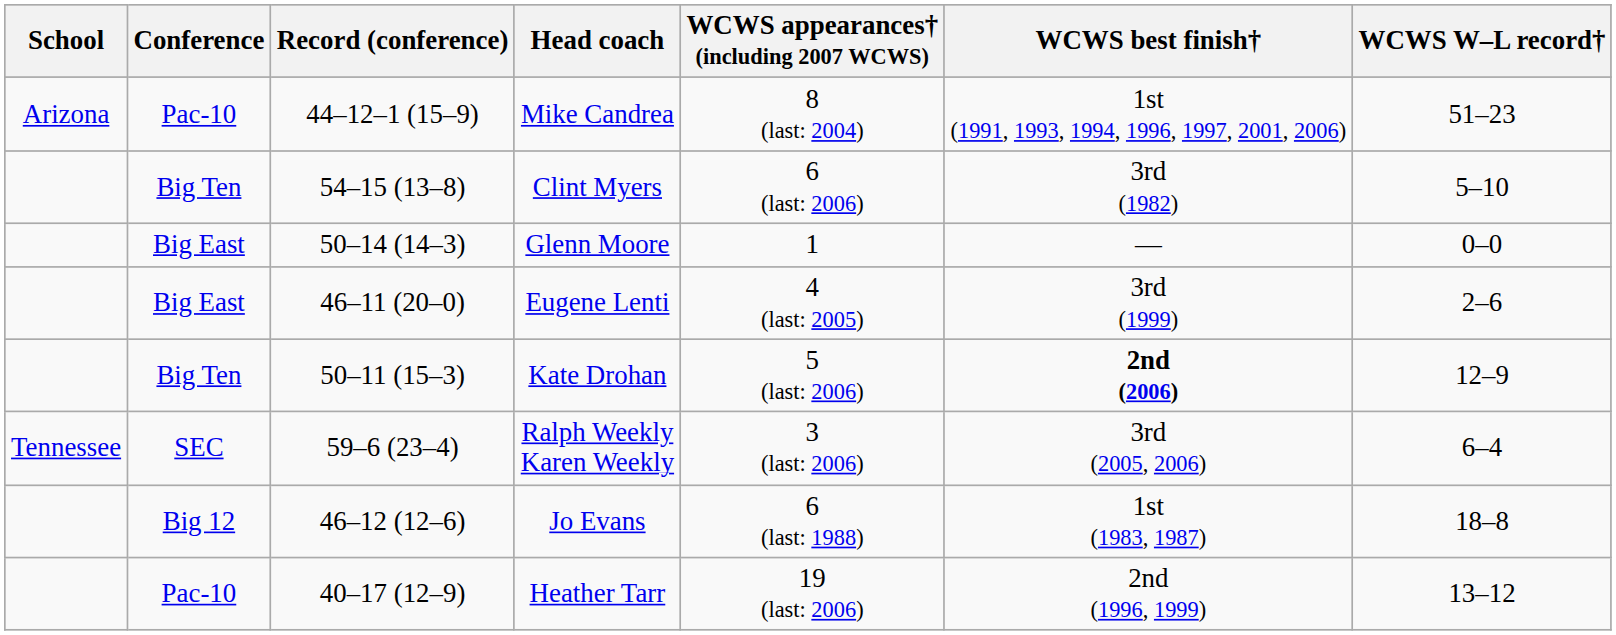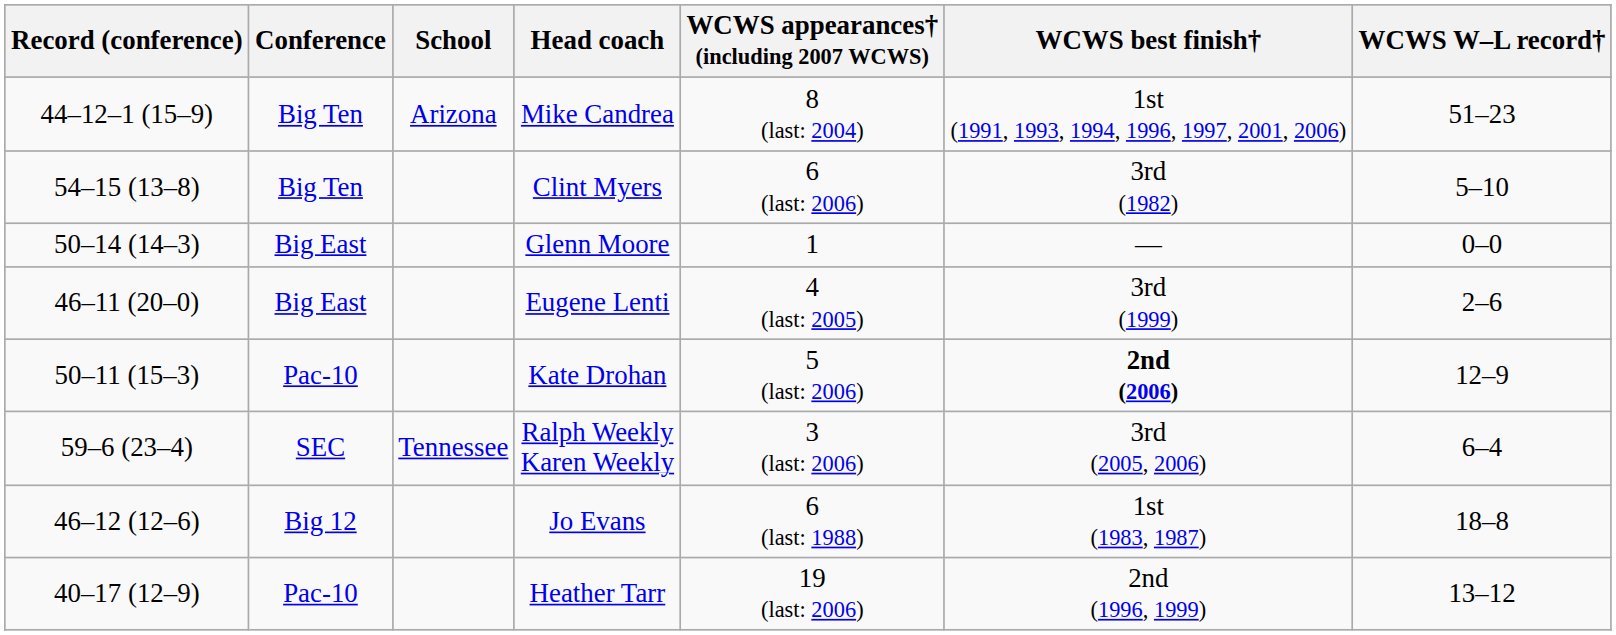columns swapped: (66, 40) <-> (393, 40)
(199, 113) Pac-10 -> (320, 113) Big Ten
(199, 375) Big Ten -> (320, 375) Pac-10
